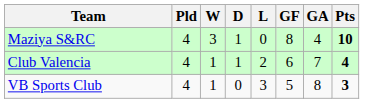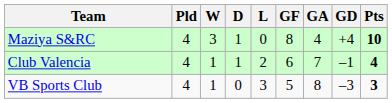+ column: (346, 16)
